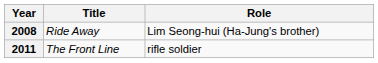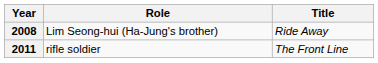columns swapped: (94, 13) <-> (259, 13)
